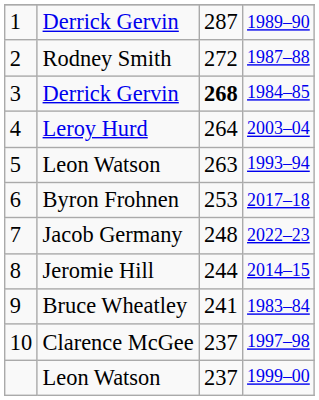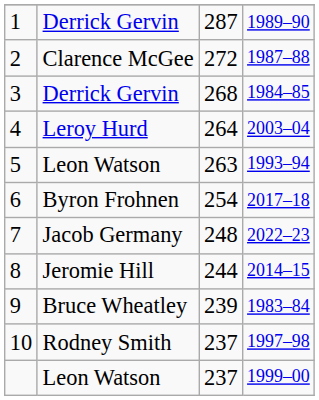(107, 57) Rodney Smith -> (118, 57) Clarence McGee
(221, 93) bold -> (221, 93) normal
(221, 199) 253 -> (221, 199) 254
(221, 306) 241 -> (221, 306) 239
(118, 341) Clarence McGee -> (107, 341) Rodney Smith
